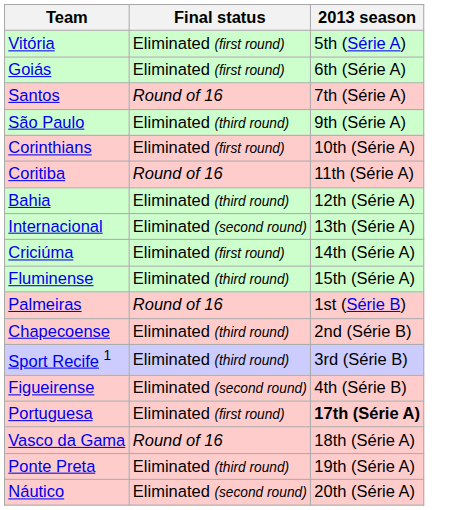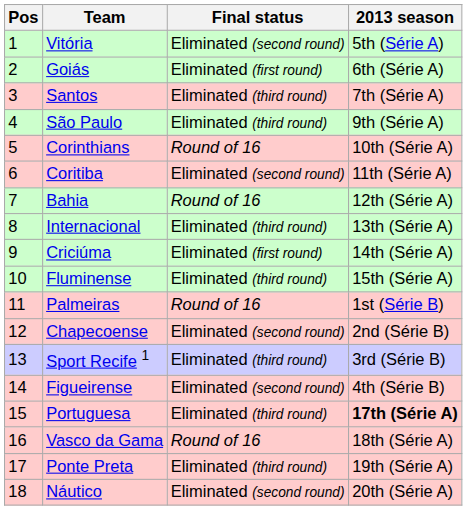+ column: (23, 17)
(209, 43) Eliminated (first round) -> (258, 43) Eliminated (second round)
(178, 95) Round of 16 -> (249, 95) Eliminated (third round)
(209, 148) Eliminated (first round) -> (216, 148) Round of 16
(178, 174) Round of 16 -> (258, 174) Eliminated (second round)
(211, 200) Eliminated (third round) -> (216, 200) Round of 16
(220, 226) Eliminated (second round) -> (249, 226) Eliminated (third round)
(211, 331) Eliminated (third round) -> (258, 331) Eliminated (second round)
(209, 414) Eliminated (first round) -> (249, 414) Eliminated (third round)
